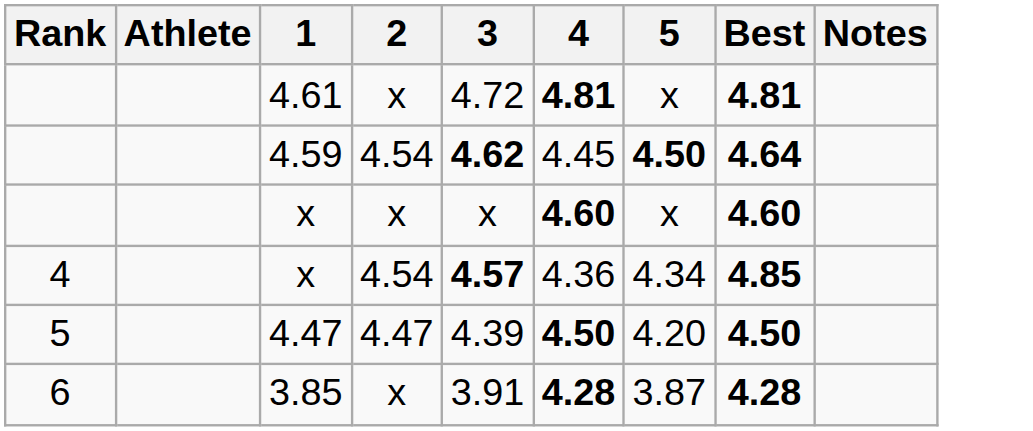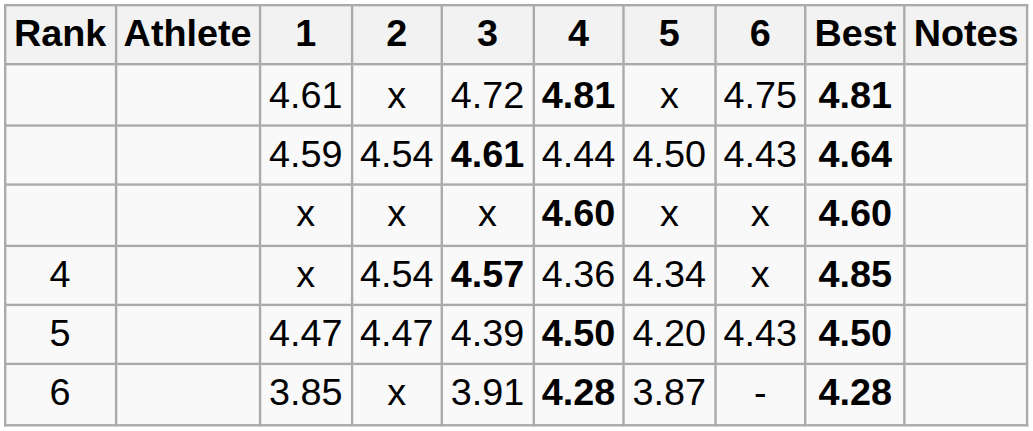+ column: (760, 34)
(488, 154) 4.62 -> (488, 154) 4.61
(578, 154) 4.45 -> (578, 154) 4.44
(669, 154) bold -> (669, 154) normal
